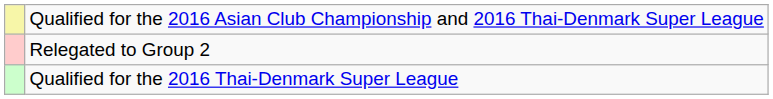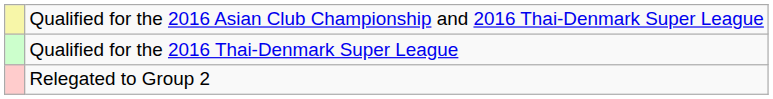rows swapped: (244, 79) <-> (120, 49)
